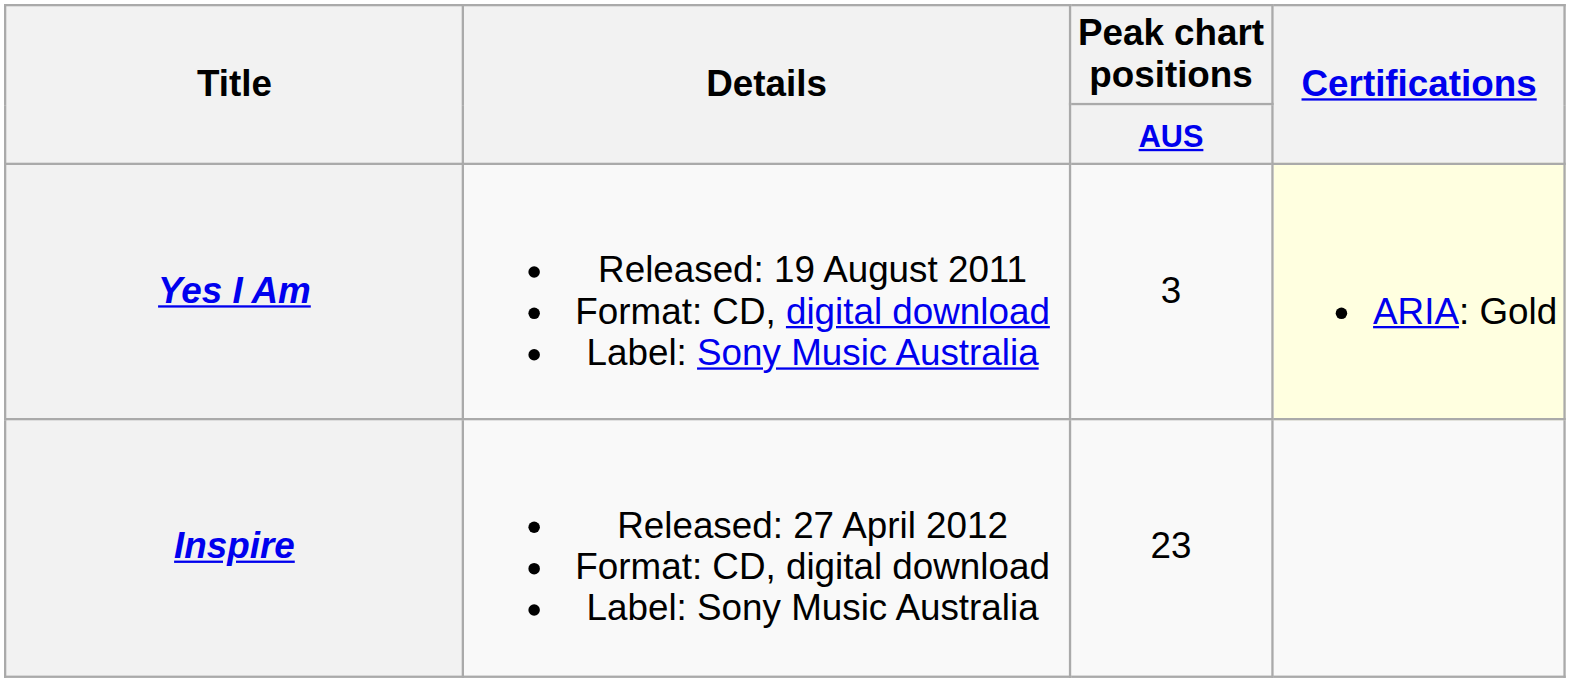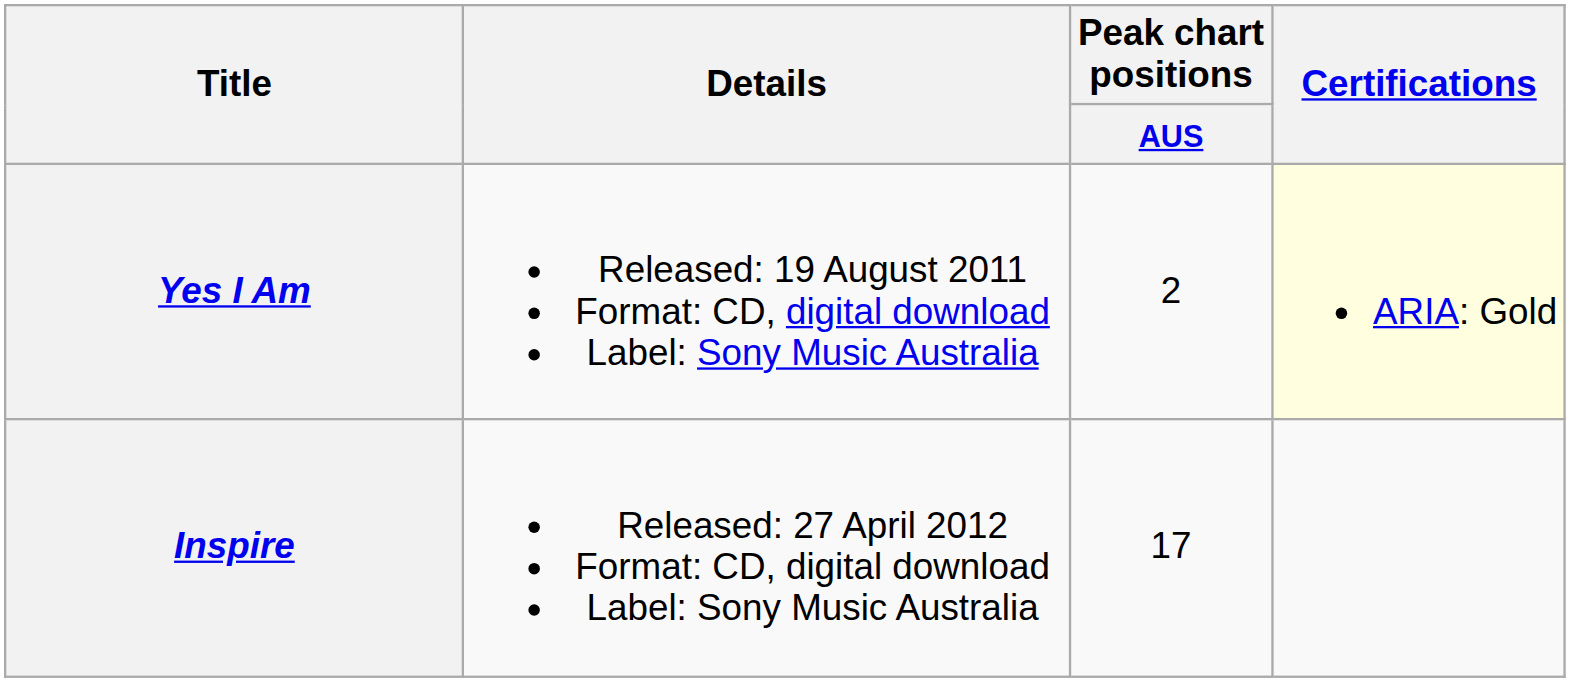(1171, 290) 3 -> (1171, 290) 2
(1171, 546) 23 -> (1171, 546) 17
